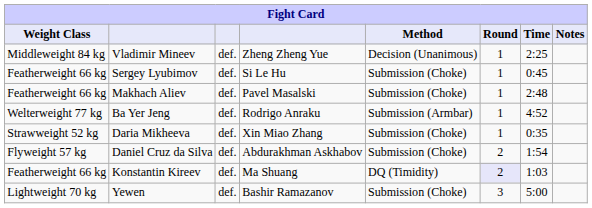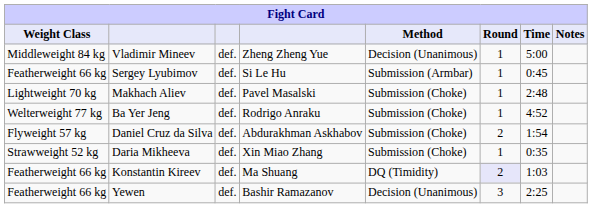(537, 53) 2:25 -> (537, 53) 5:00
(417, 73) Submission (Choke) -> (420, 73) Submission (Armbar)
(57, 93) Featherweight 66 kg -> (52, 93) Lightweight 70 kg
(420, 113) Submission (Armbar) -> (417, 113) Submission (Choke)
rows swapped: (162, 153) <-> (151, 133)
(52, 192) Lightweight 70 kg -> (57, 192) Featherweight 66 kg
(417, 192) Submission (Choke) -> (423, 192) Decision (Unanimous)
(537, 192) 5:00 -> (537, 192) 2:25
